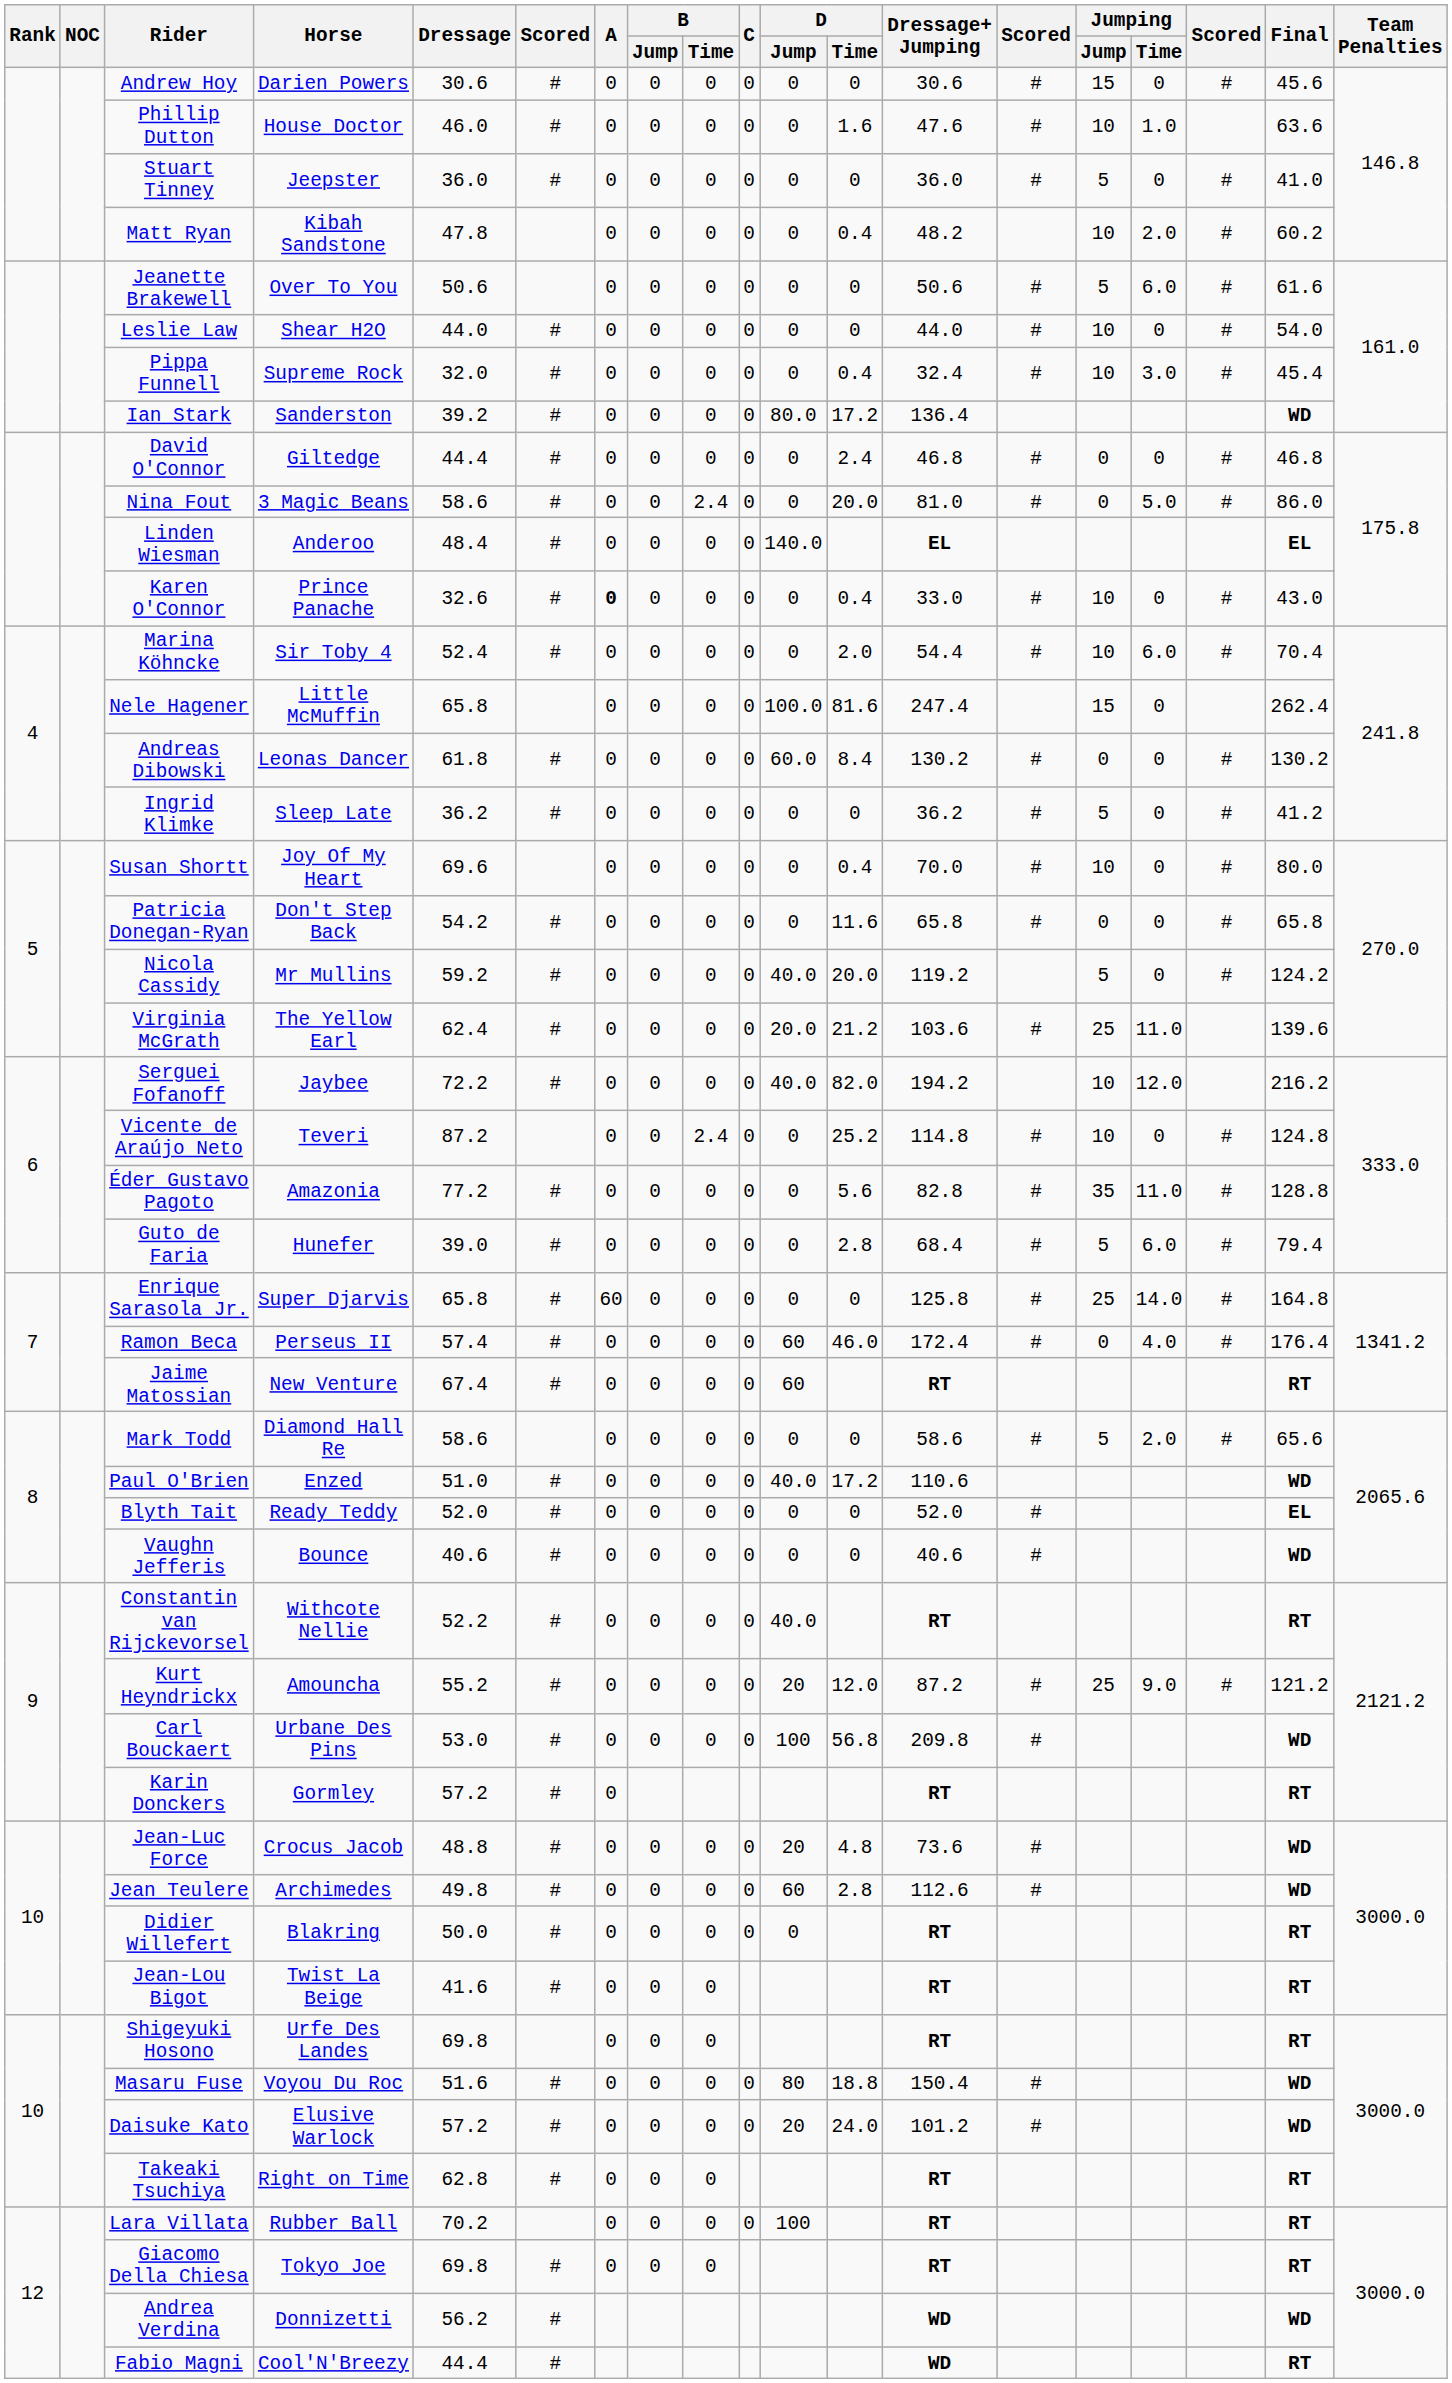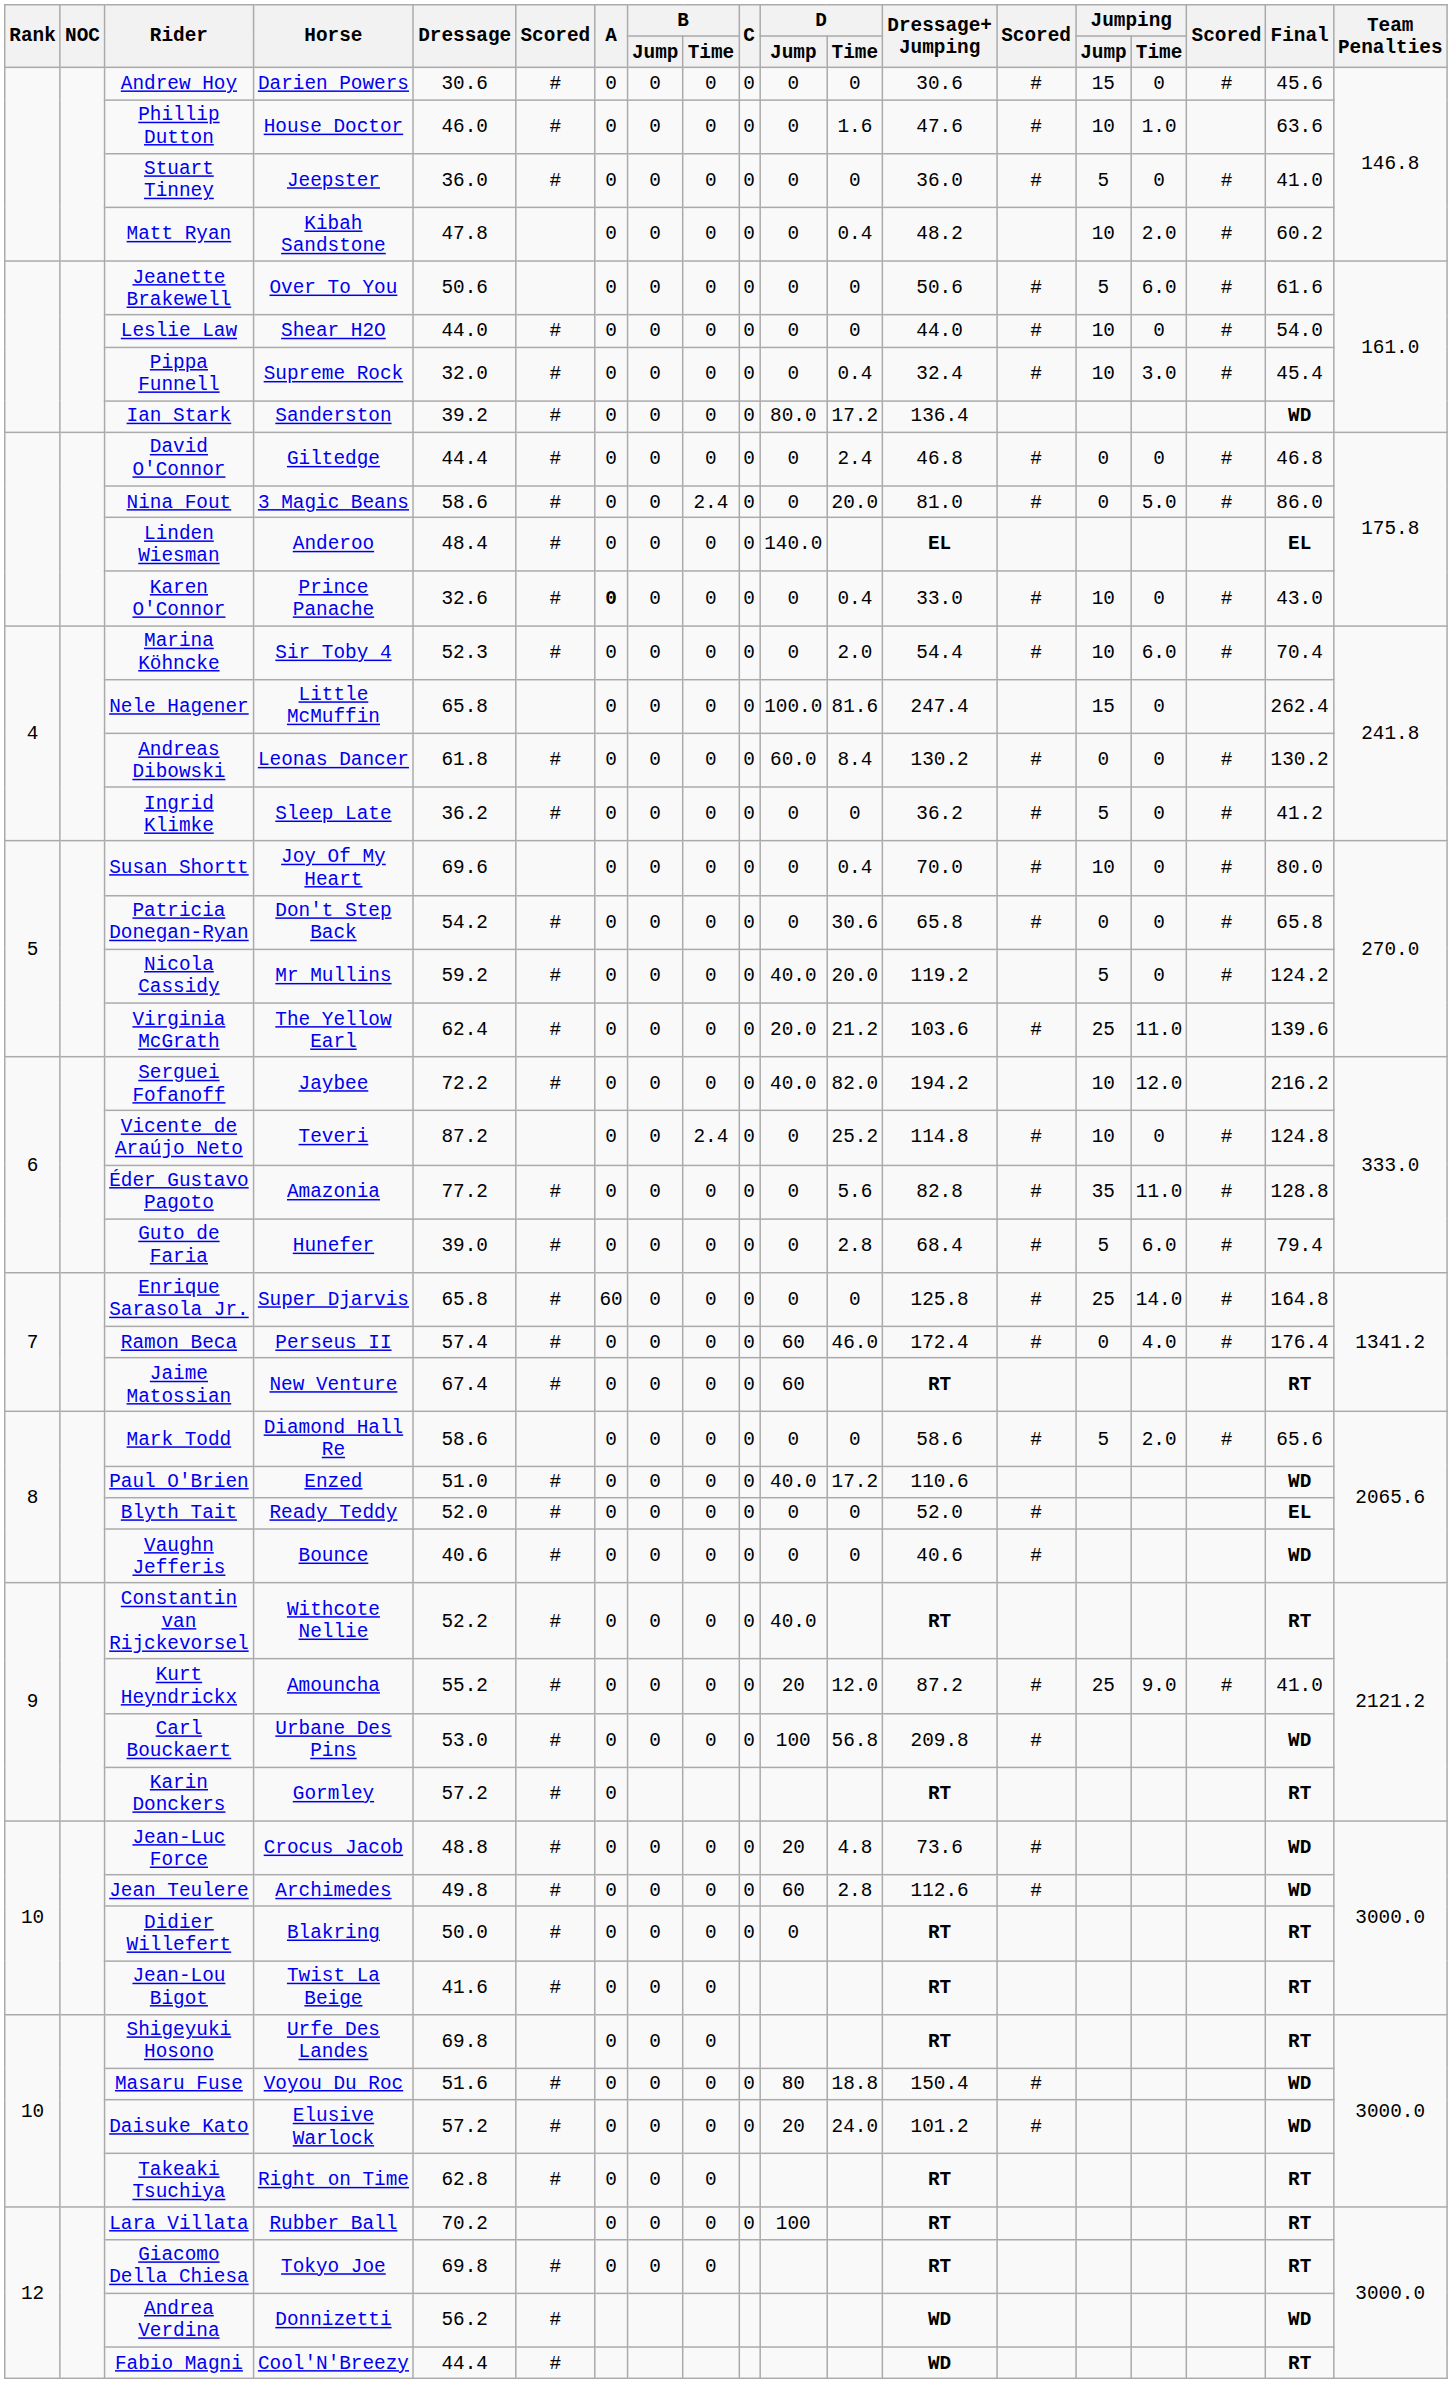(465, 652) 52.4 -> (465, 652) 52.3
(855, 922) 11.6 -> (855, 922) 30.6
(1300, 1686) 121.2 -> (1300, 1686) 41.0
